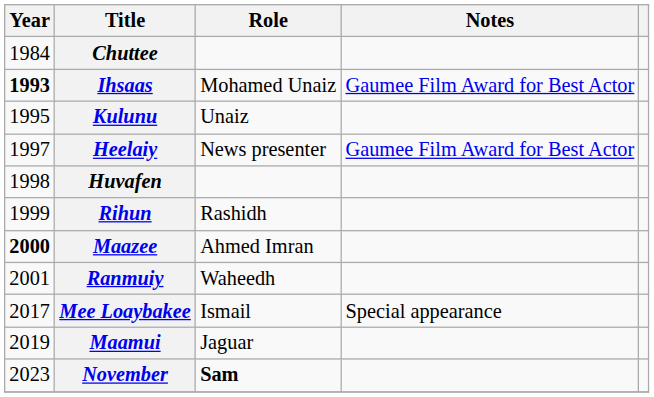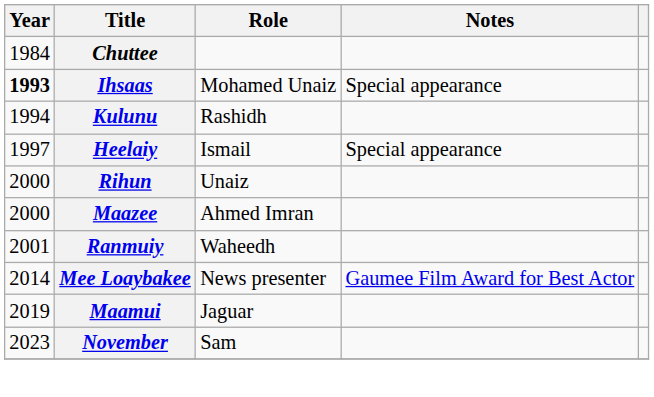(490, 85) Gaumee Film Award for Best Actor -> (424, 85) Special appearance
(30, 117) 1995 -> (30, 117) 1994
(224, 117) Unaiz -> (233, 117) Rashidh
(263, 149) News presenter -> (226, 149) Ismail
(490, 149) Gaumee Film Award for Best Actor -> (424, 149) Special appearance
- row: (125, 181)
(30, 213) 1999 -> (30, 181) 2000
(233, 213) Rashidh -> (224, 181) Unaiz
(30, 246) bold -> (30, 213) normal
(30, 310) 2017 -> (30, 278) 2014
(226, 310) Ismail -> (263, 278) News presenter
(424, 310) Special appearance -> (490, 278) Gaumee Film Award for Best Actor
(219, 375) bold -> (218, 342) normal
